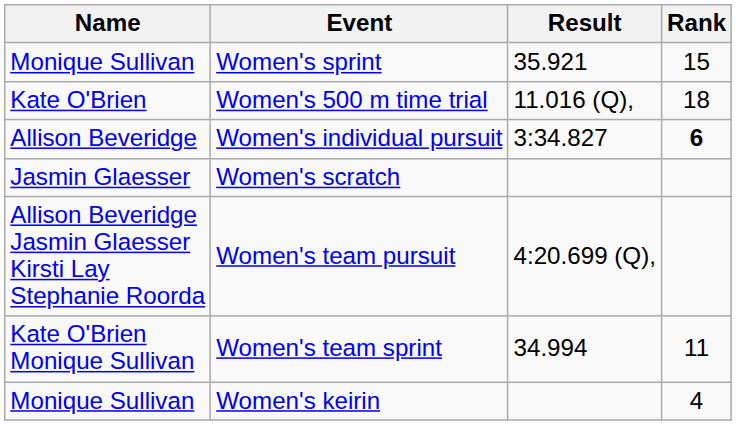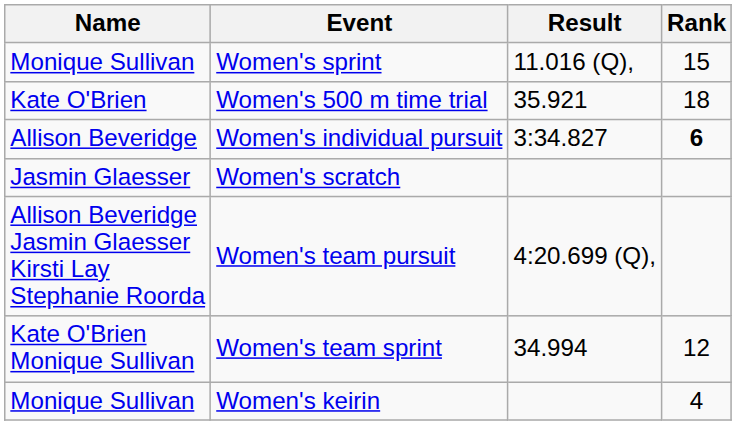(550, 61) 35.921 -> (574, 61) 11.016 (Q),
(574, 100) 11.016 (Q), -> (550, 100) 35.921
(697, 348) 11 -> (697, 348) 12
